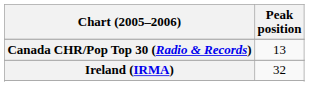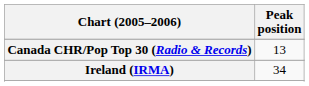(279, 70) 32 -> (279, 70) 34
